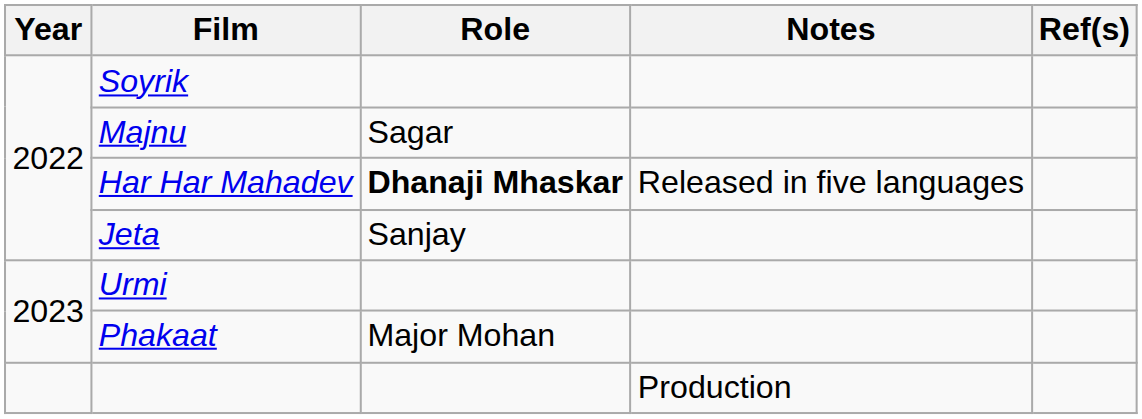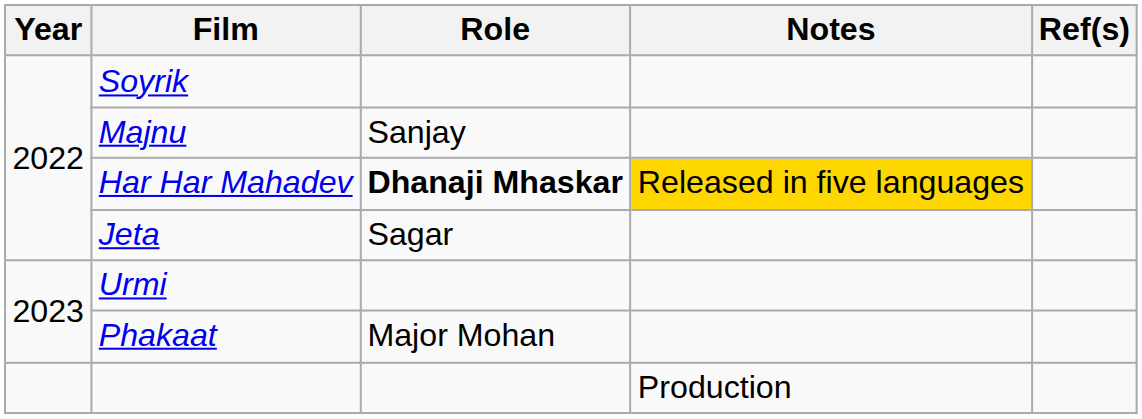(410, 132) Sagar -> (417, 132) Sanjay
(831, 183) no background -> (831, 183) gold background
(417, 234) Sanjay -> (410, 234) Sagar
